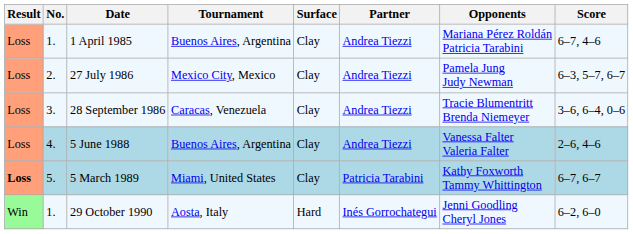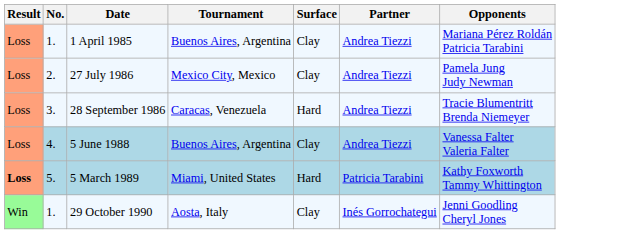- column: (591, 13)
(308, 109) Clay -> (309, 109) Hard
(308, 177) Clay -> (309, 177) Hard
(309, 211) Hard -> (308, 211) Clay
